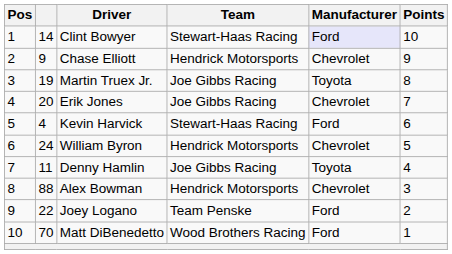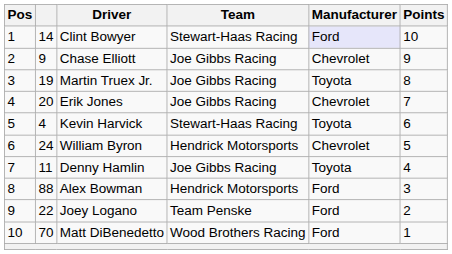(234, 58) Hendrick Motorsports -> (223, 58) Joe Gibbs Racing
(326, 123) Ford -> (332, 123) Toyota
(341, 188) Chevrolet -> (326, 188) Ford
